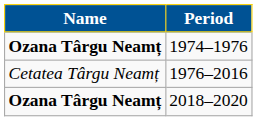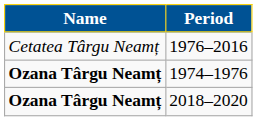rows swapped: (209, 45) <-> (209, 73)
